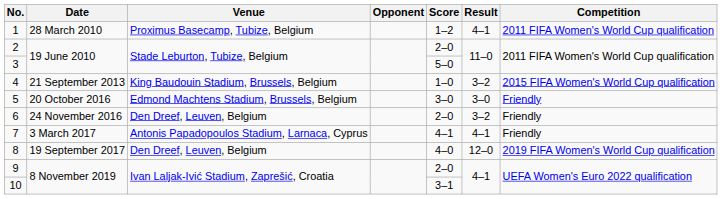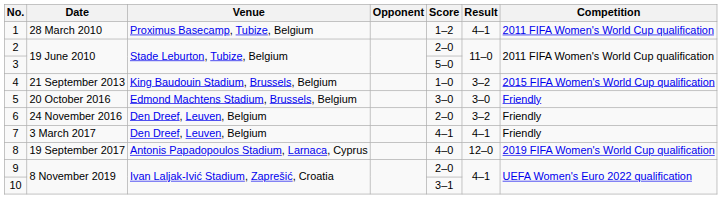(249, 133) Antonis Papadopoulos Stadium, Larnaca, Cyprus -> (198, 133) Den Dreef, Leuven, Belgium
(198, 151) Den Dreef, Leuven, Belgium -> (249, 151) Antonis Papadopoulos Stadium, Larnaca, Cyprus
